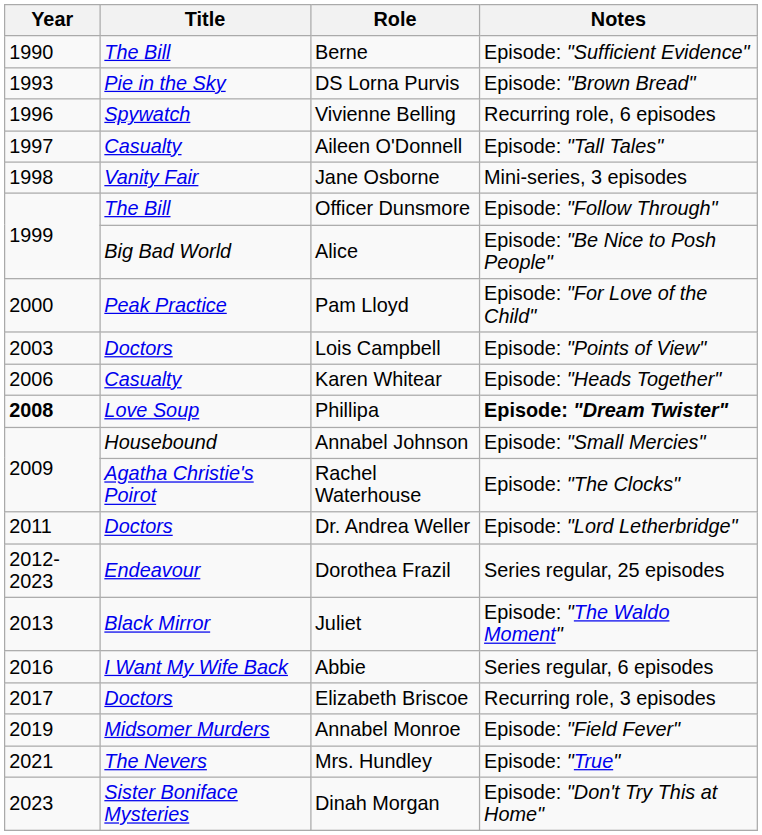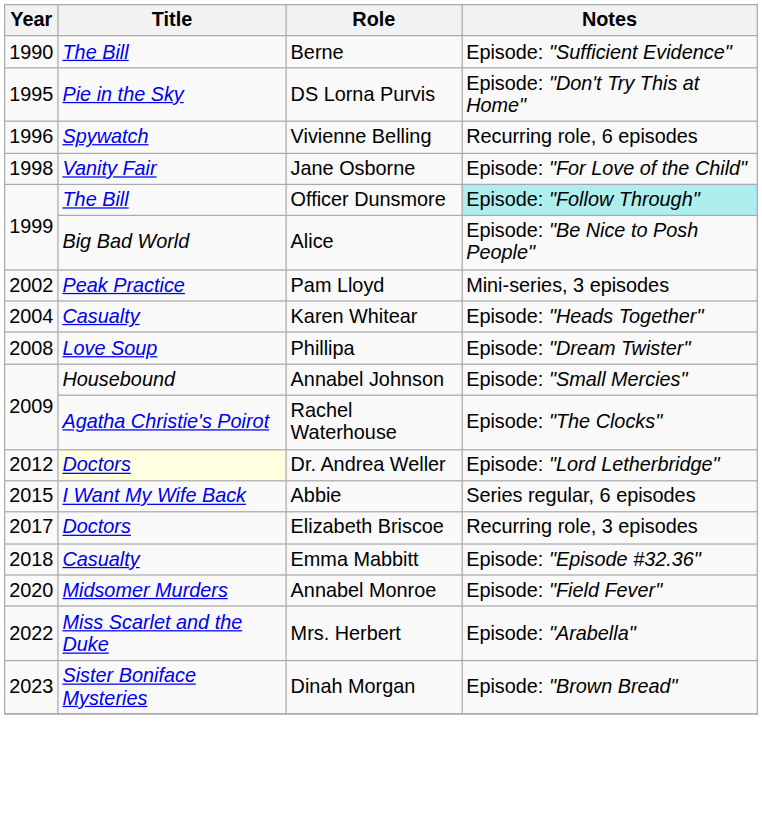(31, 83) 1993 -> (31, 94) 1995
(590, 83) Episode: "Brown Bread" -> (583, 94) Episode: "Don't Try This at Home"
- row: (389, 146)
(586, 177) Mini-series, 3 episodes -> (607, 168) Episode: "For Love of the Child"
(601, 209) no background -> (583, 199) paleturquoise background
(31, 305) 2000 -> (31, 285) 2002
(596, 305) Episode: "For Love of the Child" -> (568, 285) Mini-series, 3 episodes
- row: (378, 348)
(31, 379) 2006 -> (31, 316) 2004
(31, 410) bold -> (31, 348) normal
(606, 410) bold -> (578, 348) normal
(31, 527) 2011 -> (31, 464) 2012
(139, 527) no background -> (97, 464) lightyellow background
- row: (383, 570)
- row: (338, 624)
(31, 666) 2016 -> (31, 496) 2015
+ row: (355, 559)
(31, 729) 2019 -> (31, 590) 2020
- row: (373, 761)
+ row: (346, 633)
(601, 803) Episode: "Don't Try This at Home" -> (572, 687) Episode: "Brown Bread"
